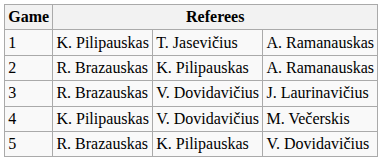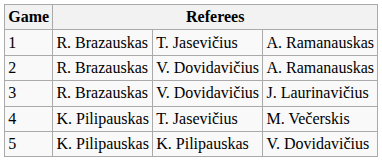(103, 42) K. Pilipauskas -> (102, 42) R. Brazauskas
(202, 67) K. Pilipauskas -> (208, 67) V. Dovidavičius
(208, 118) V. Dovidavičius -> (197, 118) T. Jasevičius
(102, 144) R. Brazauskas -> (103, 144) K. Pilipauskas
